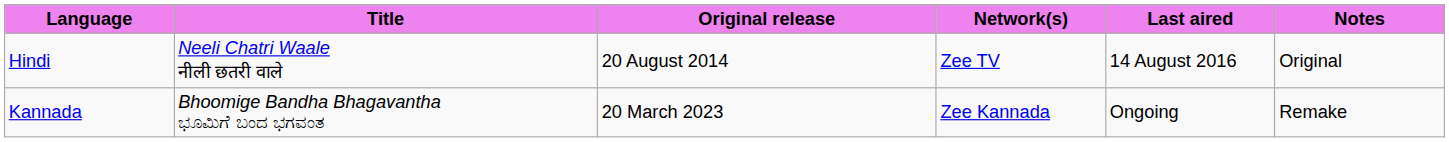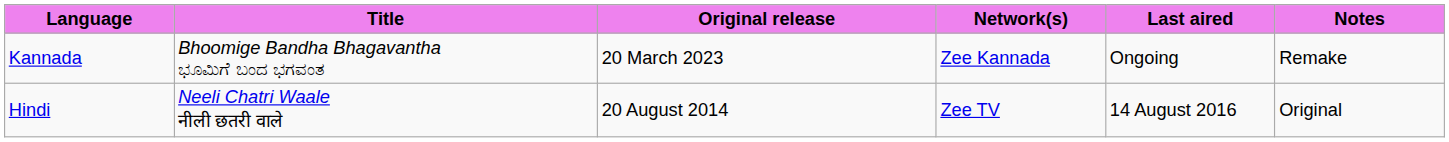rows swapped: (30, 60) <-> (45, 112)
